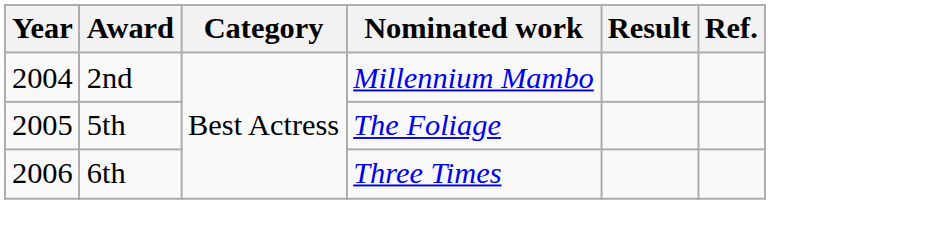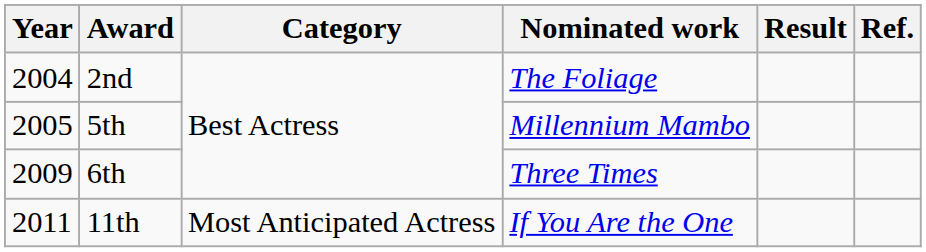(474, 76) Millennium Mambo -> (583, 76) The Foliage
(427, 125) The Foliage -> (630, 125) Millennium Mambo
(42, 173) 2006 -> (42, 173) 2009
+ row: (113, 221)
